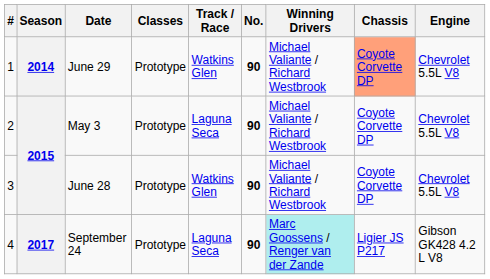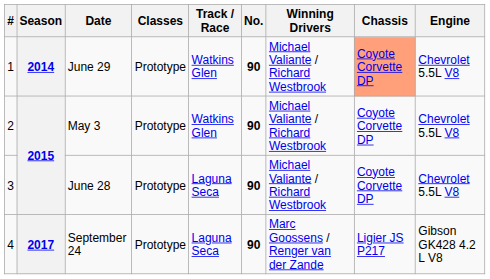(212, 126) Laguna Seca -> (213, 126) Watkins Glen
(213, 185) Watkins Glen -> (212, 185) Laguna Seca
(300, 245) paleturquoise background -> (300, 245) no background
